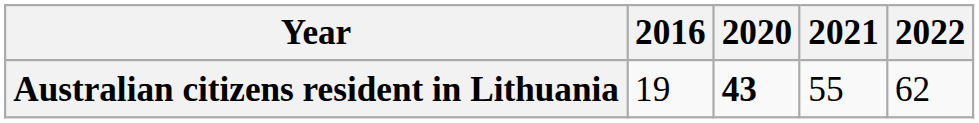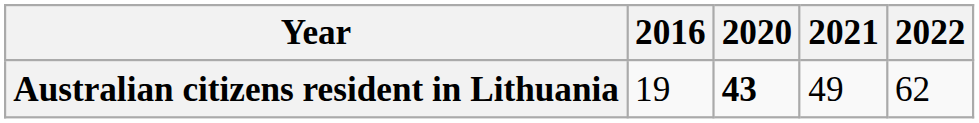(826, 88) 55 -> (826, 88) 49
